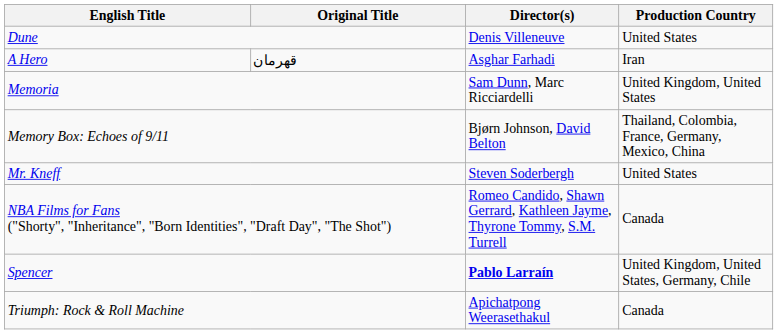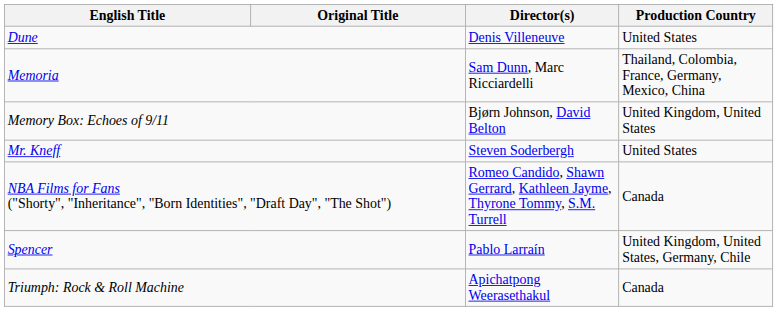- row: (28, 60)
(692, 90) United Kingdom, United States -> (680, 75) Thailand, Colombia, France, Germany, Mexico, China
(680, 136) Thailand, Colombia, France, Germany, Mexico, China -> (692, 120) United Kingdom, United States
(511, 272) bold -> (507, 249) normal
